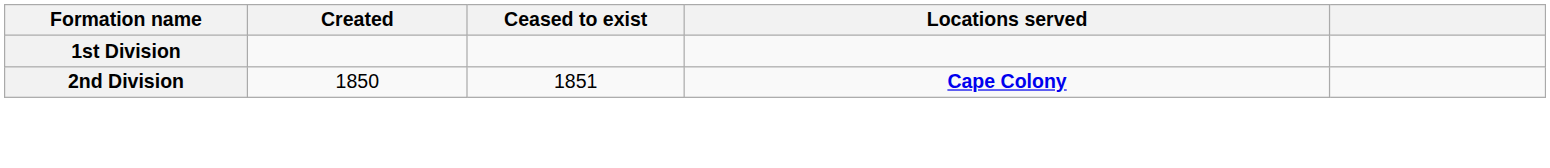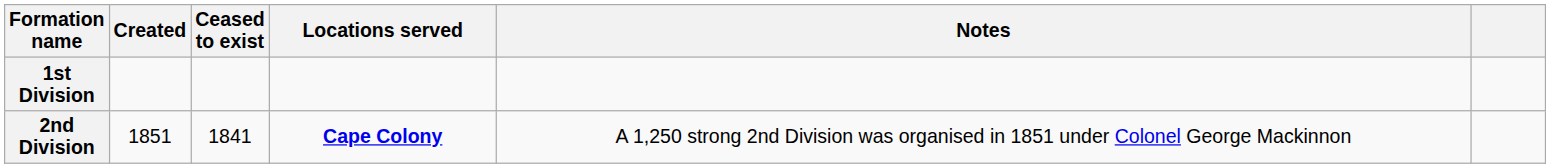+ column: (983, 30)
(357, 81) 1850 -> (150, 136) 1851
(576, 81) 1851 -> (230, 136) 1841
